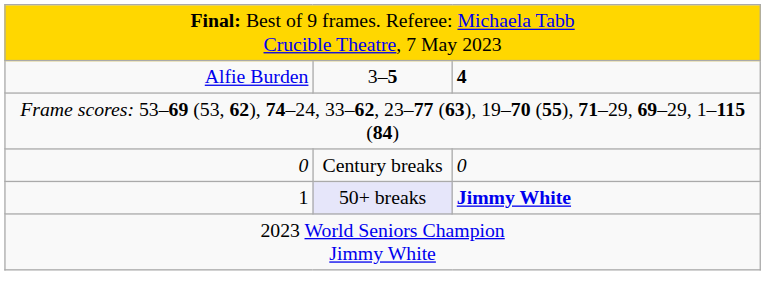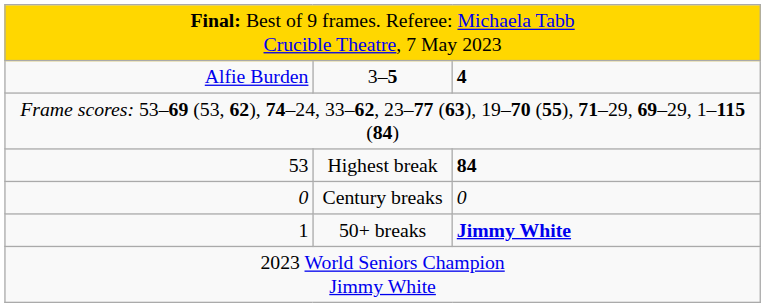+ row: (299, 165)
(383, 198) lavender background -> (383, 230) no background
